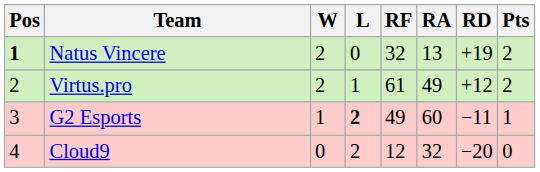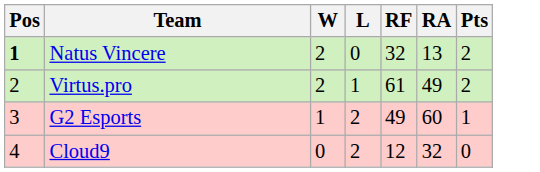- column: (477, 20)
(355, 118) bold -> (355, 118) normal
